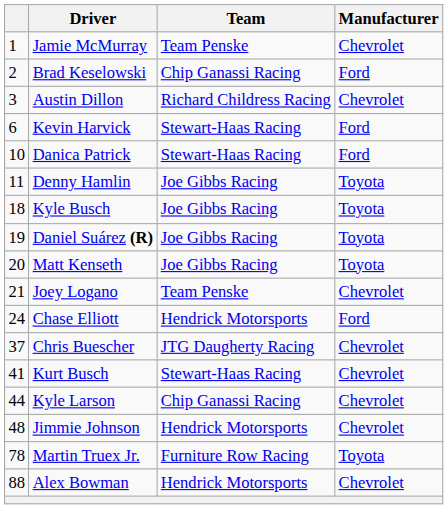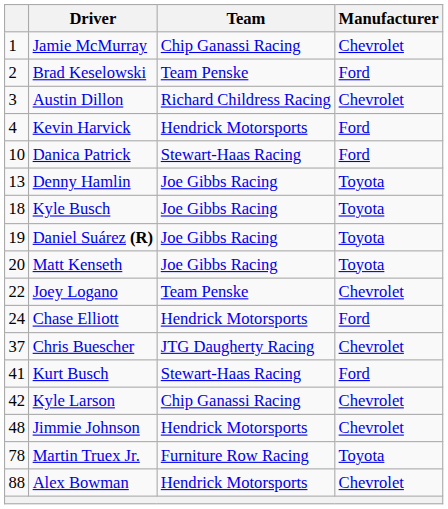(205, 45) Team Penske -> (231, 45) Chip Ganassi Racing
(231, 72) Chip Ganassi Racing -> (205, 72) Team Penske
(13, 127) 6 -> (13, 127) 4
(231, 127) Stewart-Haas Racing -> (234, 127) Hendrick Motorsports
(16, 182) 11 -> (17, 182) 13
(17, 291) 21 -> (17, 291) 22
(371, 373) Chevrolet -> (354, 373) Ford
(17, 400) 44 -> (17, 400) 42
